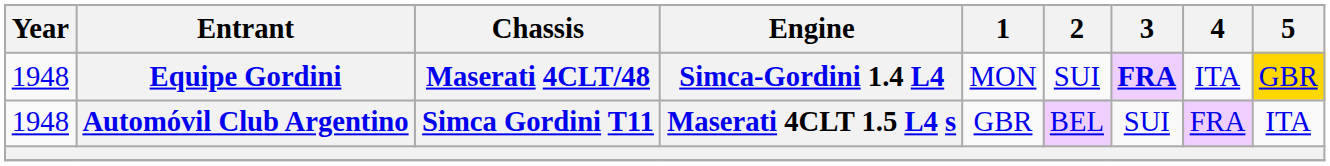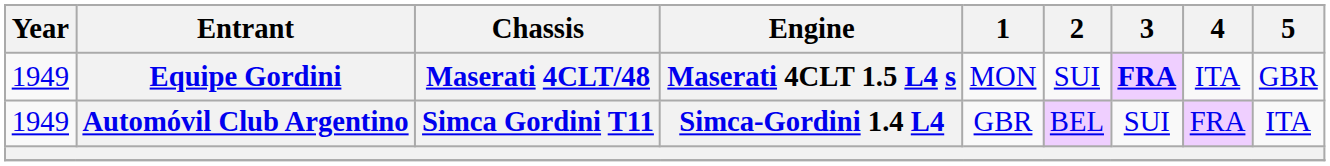(40, 75) 1948 -> (40, 75) 1949
(812, 75) Simca-Gordini 1.4 L4 -> (812, 75) Maserati 4CLT 1.5 L4 s
(1288, 75) gold background -> (1288, 75) no background
(40, 123) 1948 -> (40, 123) 1949
(812, 123) Maserati 4CLT 1.5 L4 s -> (812, 123) Simca-Gordini 1.4 L4
